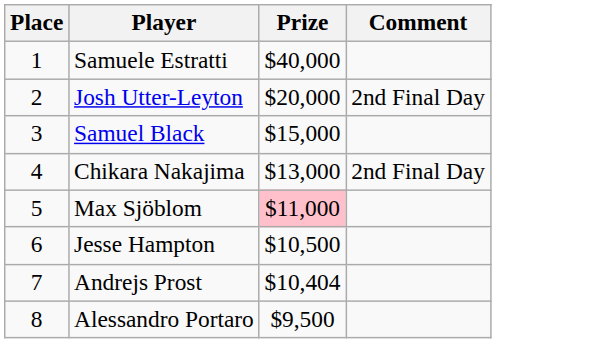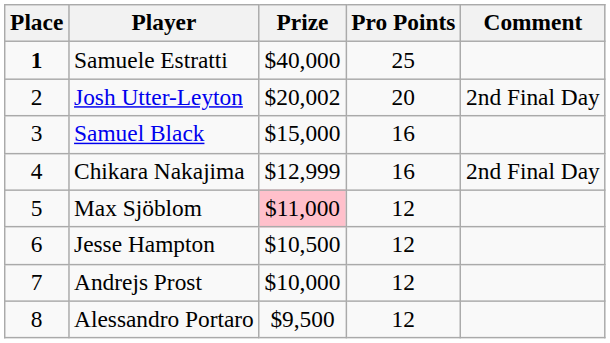+ column: (403, 23)
(37, 60) normal -> (37, 60) bold
(303, 97) $20,000 -> (303, 97) $20,002
(303, 171) $13,000 -> (303, 171) $12,999
(303, 282) $10,404 -> (303, 282) $10,000
